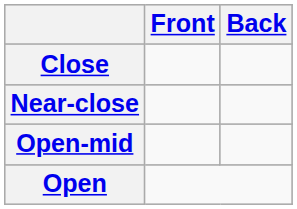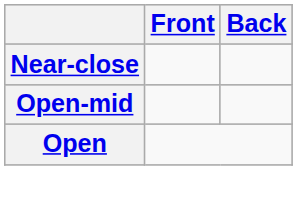- row: (75, 64)
